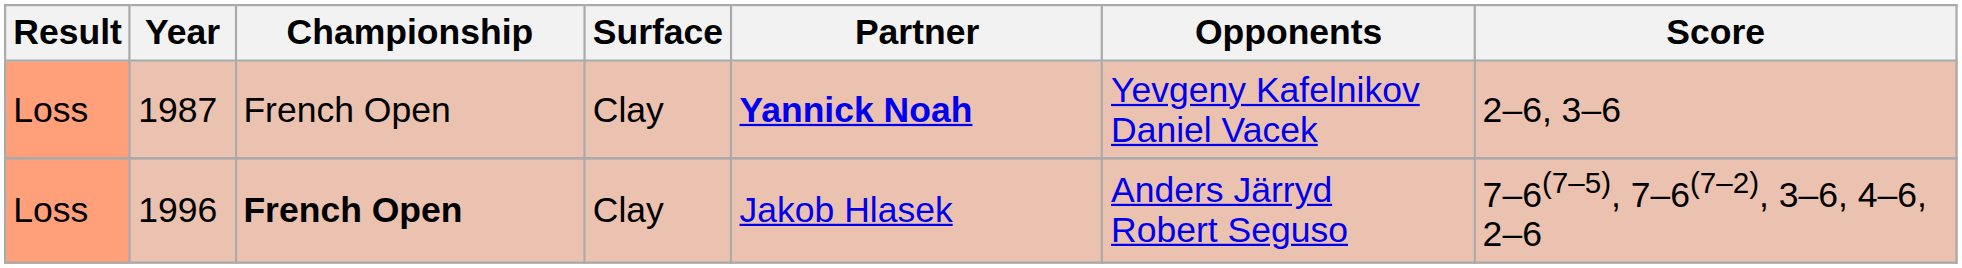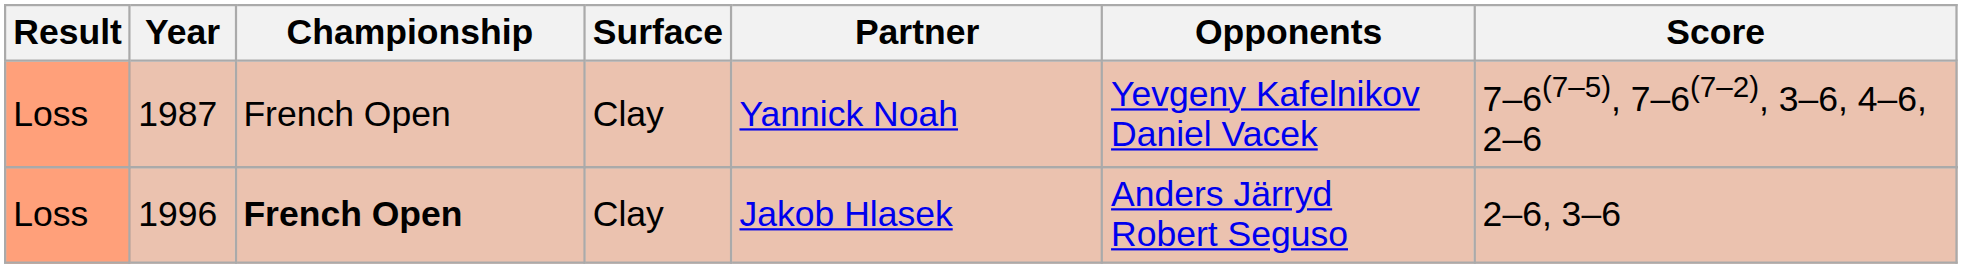(856, 108) bold -> (849, 113) normal
(1552, 108) 2–6, 3–6 -> (1705, 113) 7–6(7–5), 7–6(7–2), 3–6, 4–6, 2–6
(1705, 210) 7–6(7–5), 7–6(7–2), 3–6, 4–6, 2–6 -> (1552, 214) 2–6, 3–6
